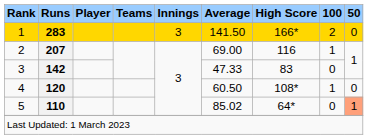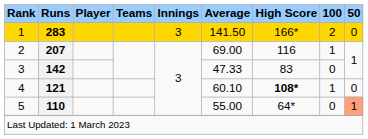(56, 87) 120 -> (56, 87) 121
(227, 87) 60.50 -> (227, 87) 60.10
(286, 87) normal -> (286, 87) bold
(227, 106) 85.02 -> (227, 106) 55.00
